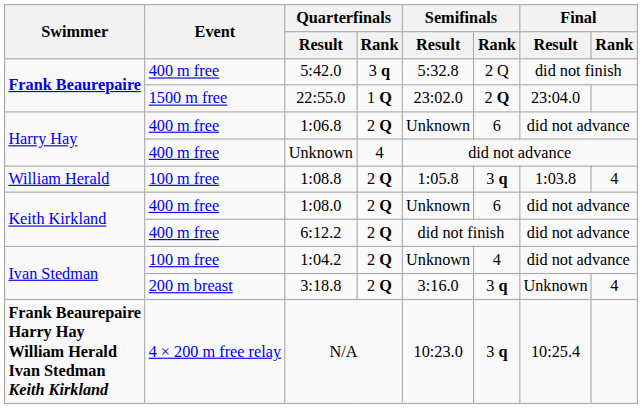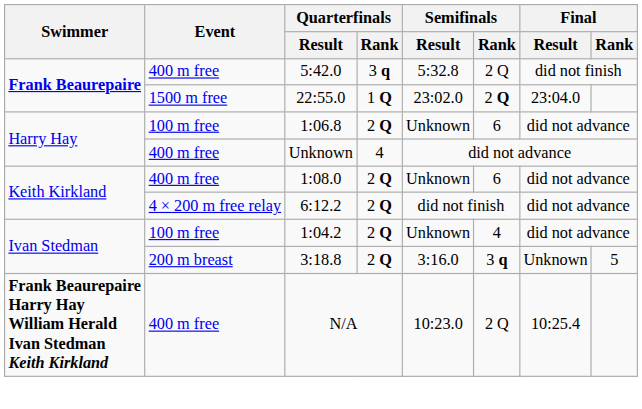(184, 125) 400 m free -> (184, 125) 100 m free
- row: (321, 179)
(184, 233) 400 m free -> (215, 206) 4 × 200 m free relay
(614, 286) 4 -> (614, 259) 5
(215, 351) 4 × 200 m free relay -> (184, 325) 400 m free
(497, 351) 3 q -> (497, 325) 2 Q
